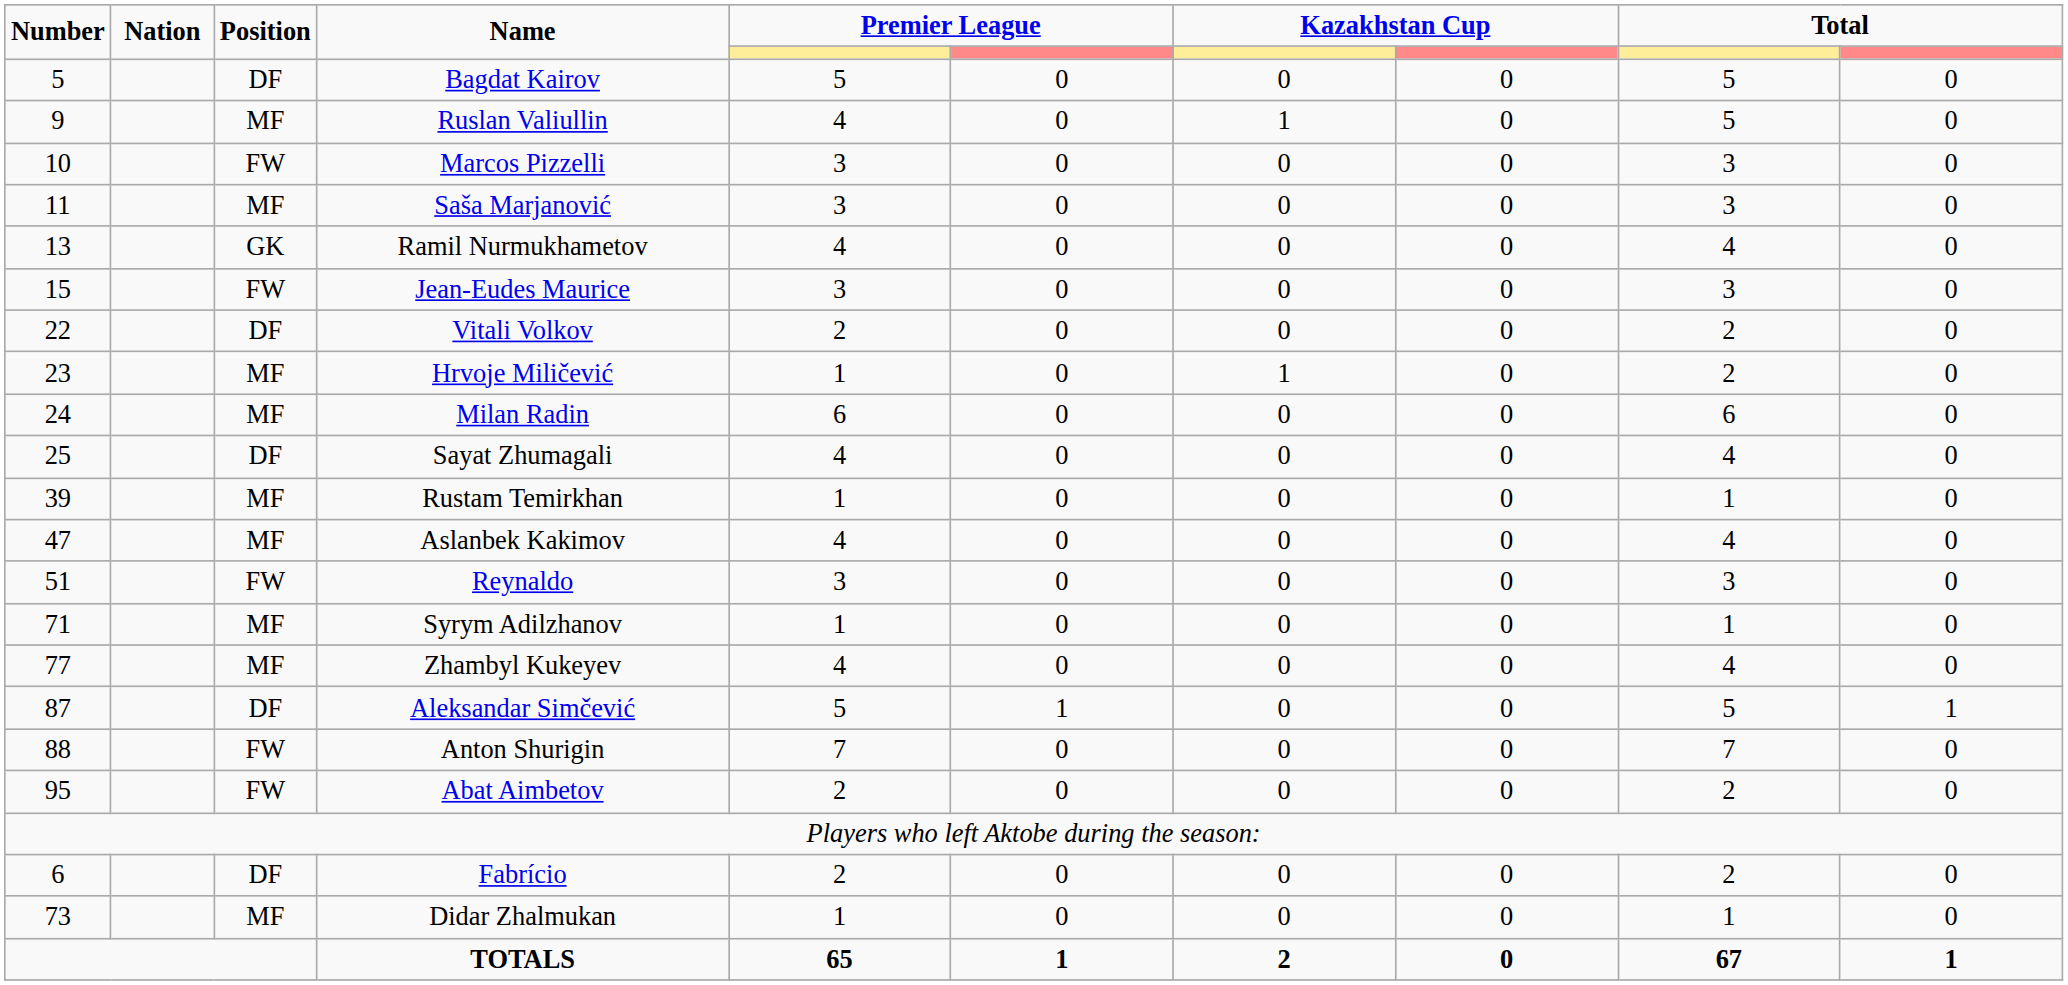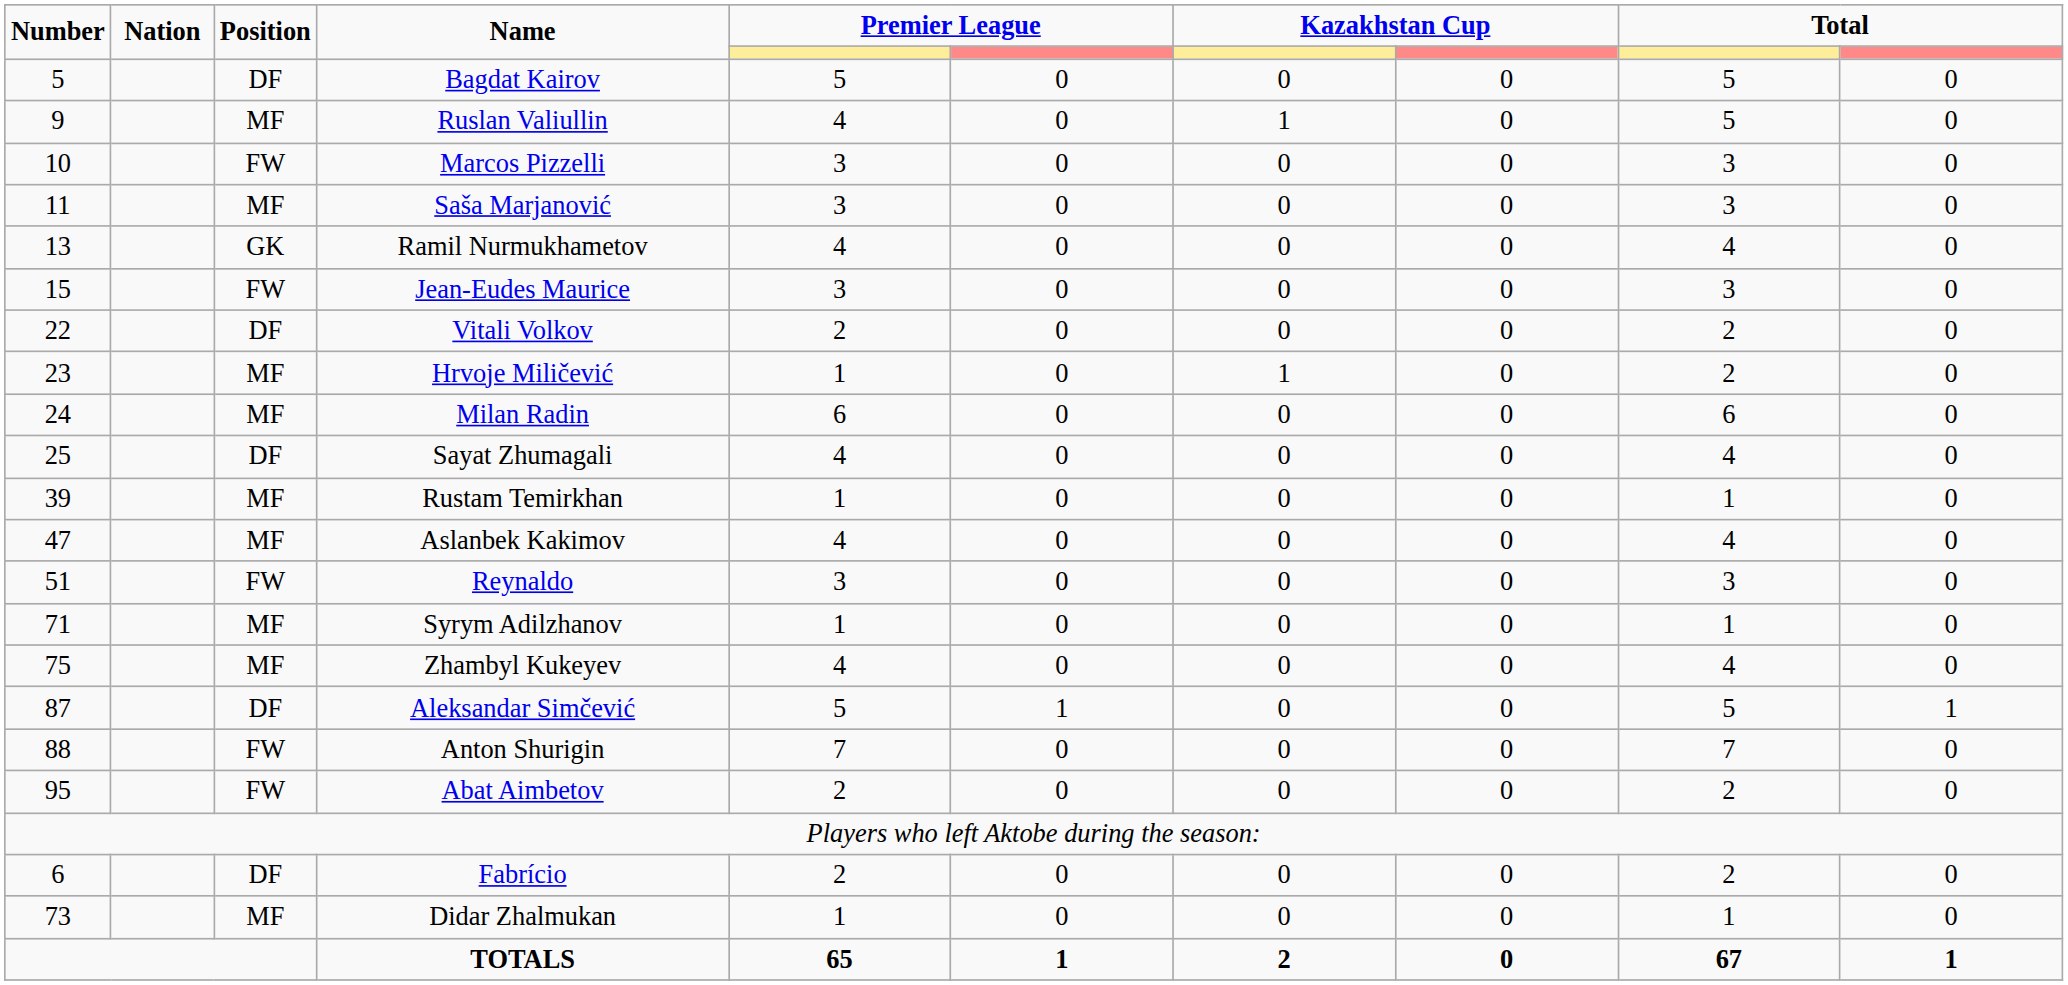(58, 665) 77 -> (58, 665) 75
